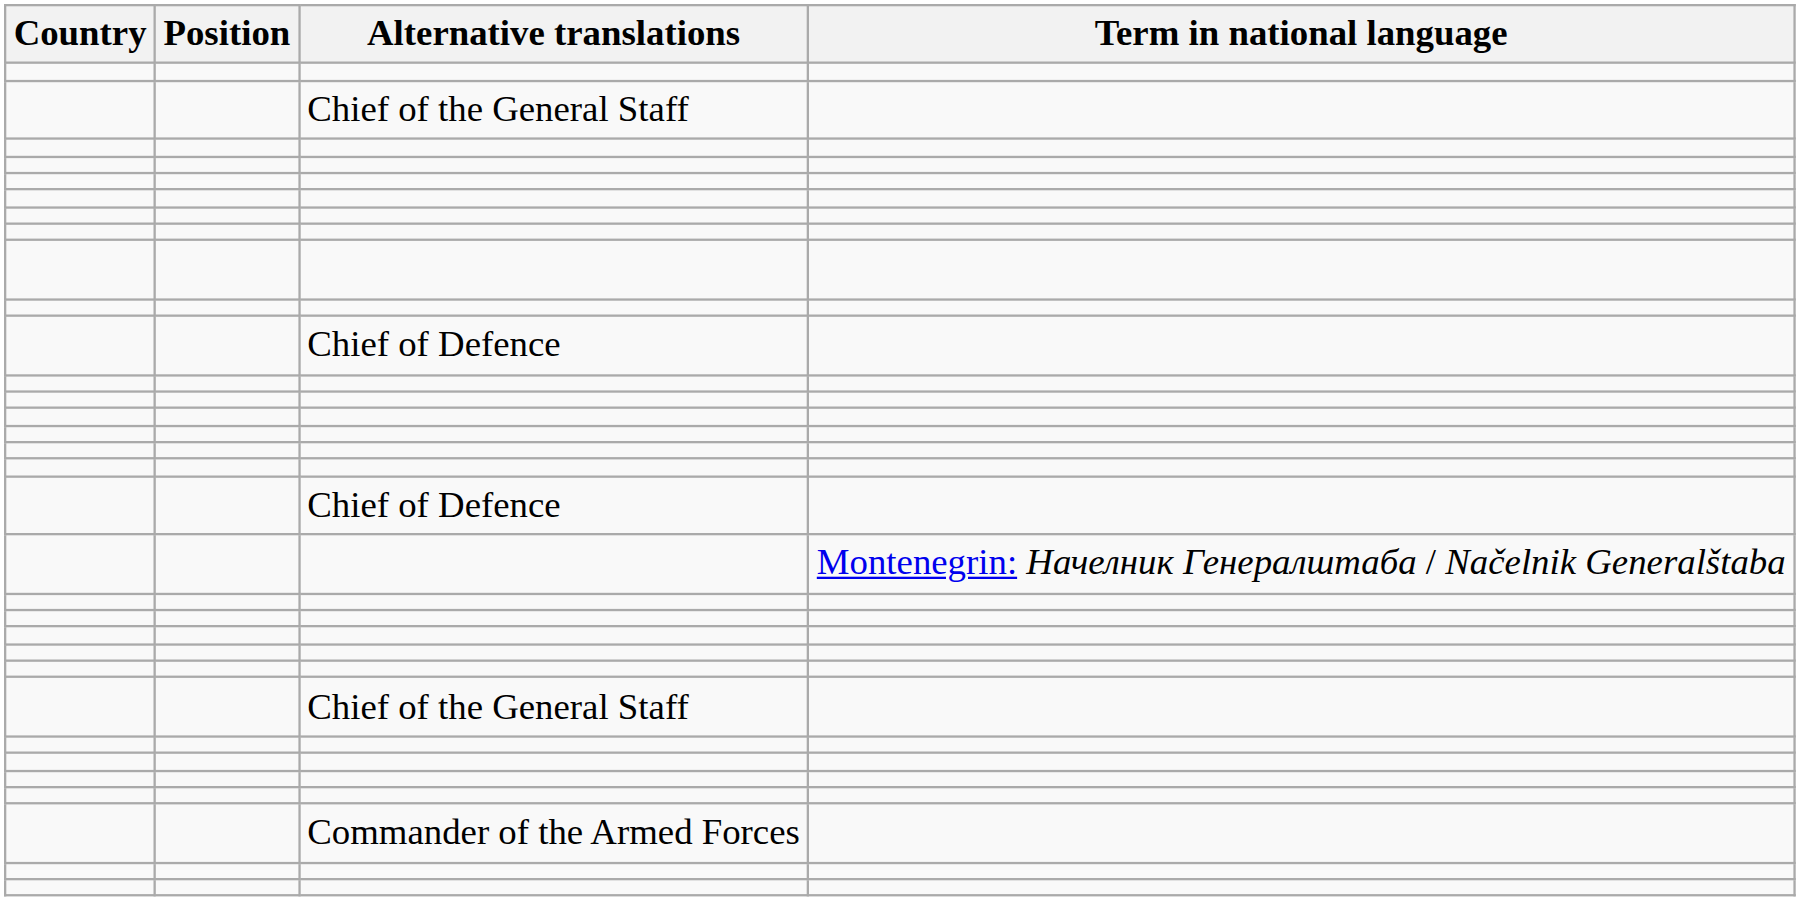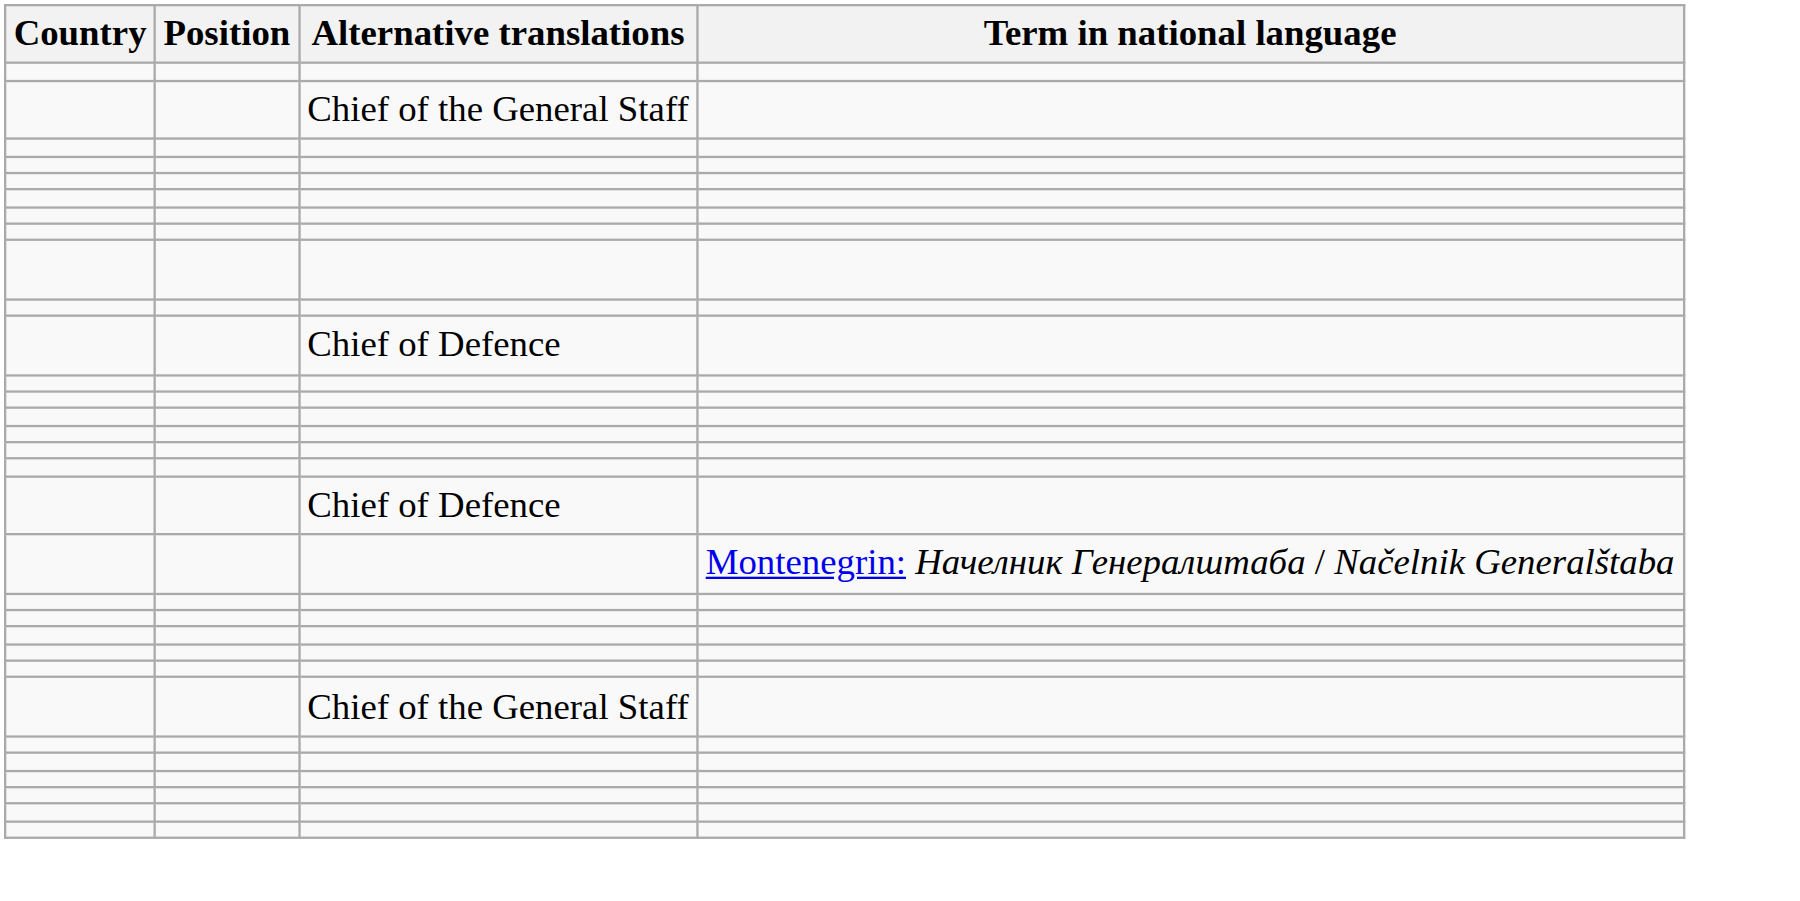- row: (554, 832)
